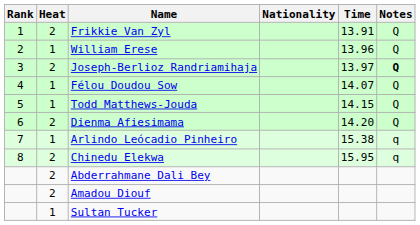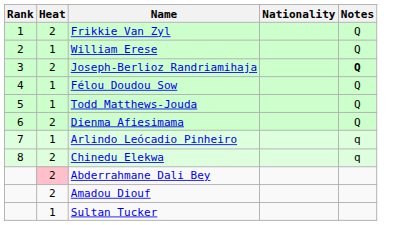- column: (357, 13)
(52, 176) no background -> (52, 176) pink background
